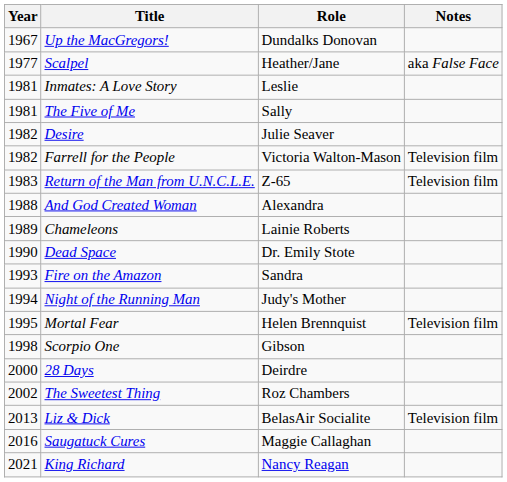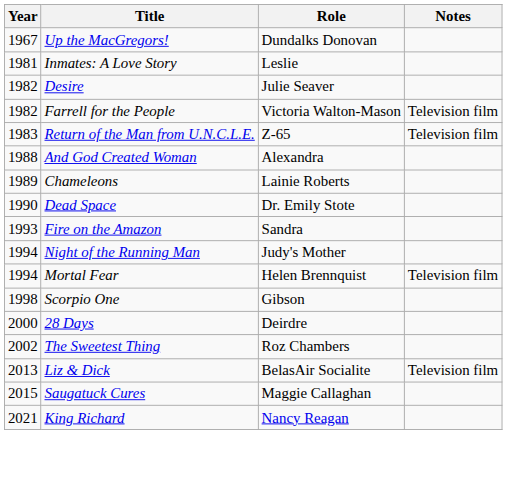- row: (66, 63)
- row: (90, 110)
(23, 323) 1995 -> (23, 275) 1994
(23, 441) 2016 -> (23, 393) 2015
